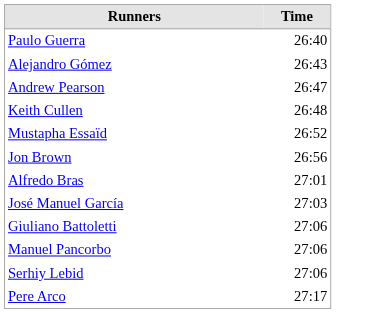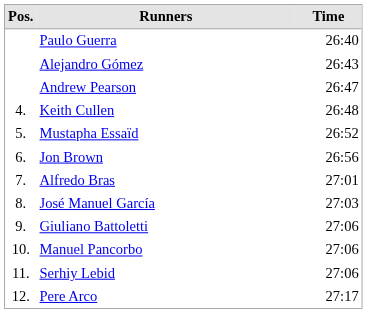+ column: (21, 16)
